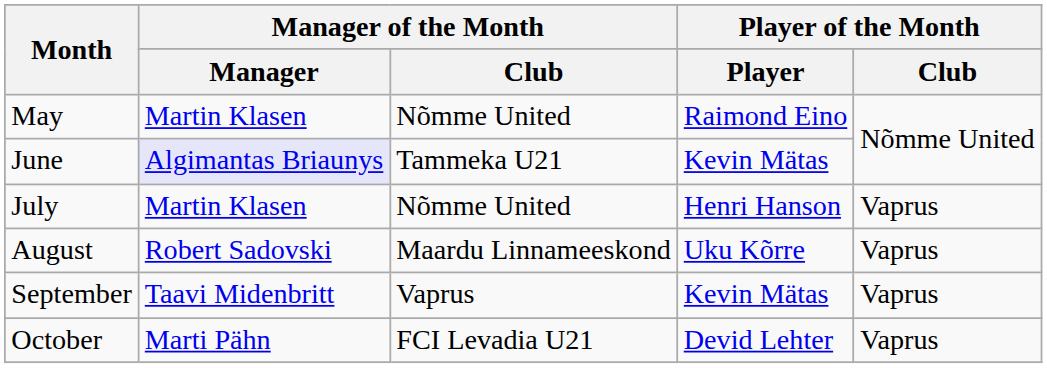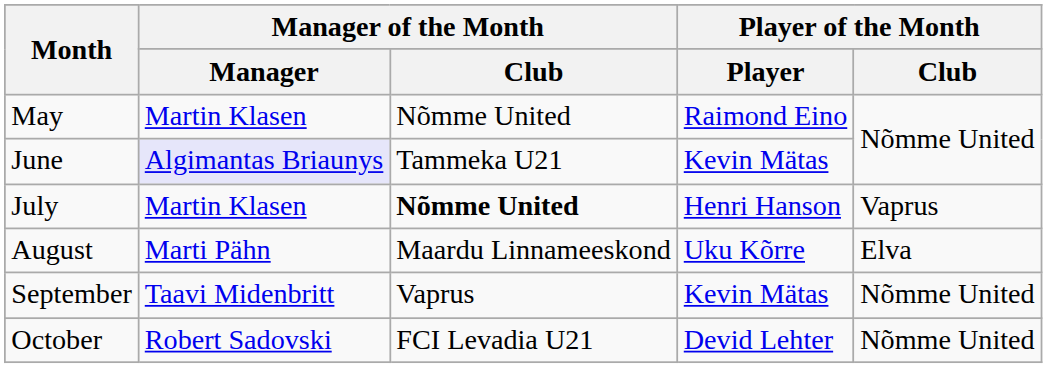(484, 205) normal -> (487, 205) bold
(238, 250) Robert Sadovski -> (208, 250) Marti Pähn
(899, 250) Vaprus -> (886, 250) Elva
(899, 294) Vaprus -> (947, 294) Nõmme United
(208, 339) Marti Pähn -> (238, 339) Robert Sadovski
(899, 339) Vaprus -> (947, 339) Nõmme United
